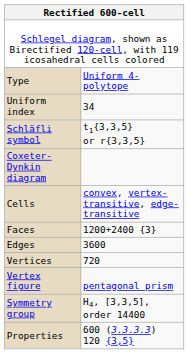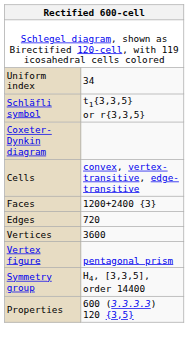- row: (18, 81)
(94, 245) 3600 -> (92, 219) 720
(92, 260) 720 -> (94, 234) 3600
